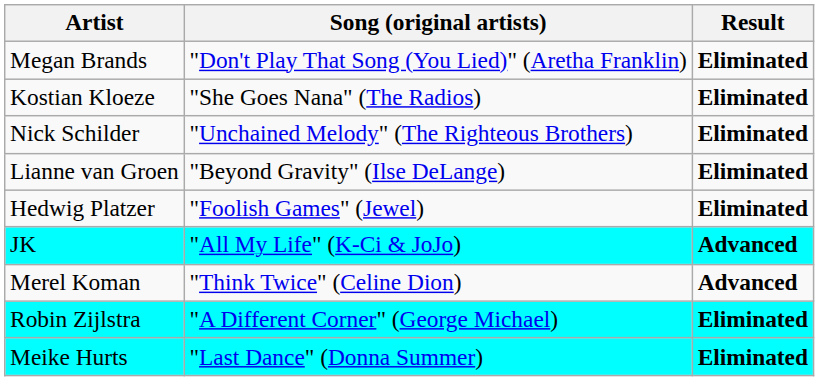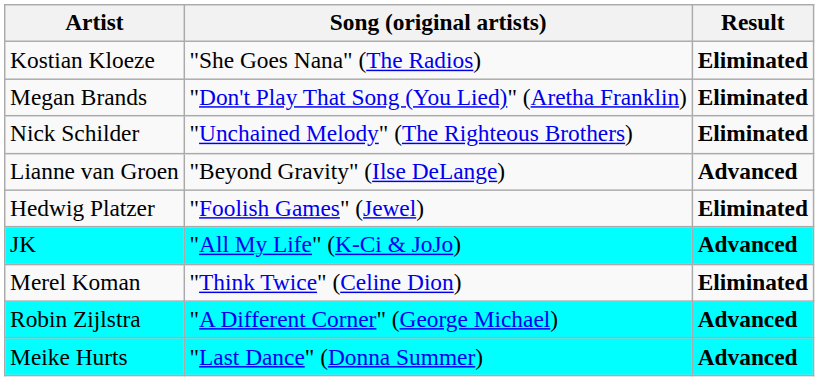rows swapped: (82, 97) <-> (79, 60)
(753, 171) Eliminated -> (748, 171) Advanced
(748, 282) Advanced -> (753, 282) Eliminated
(753, 319) Eliminated -> (748, 319) Advanced
(753, 356) Eliminated -> (748, 356) Advanced
